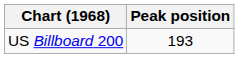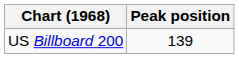(180, 41) 193 -> (180, 41) 139
